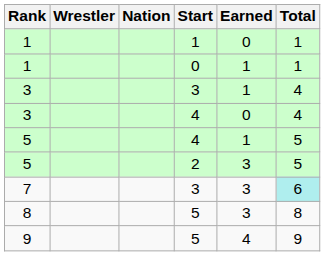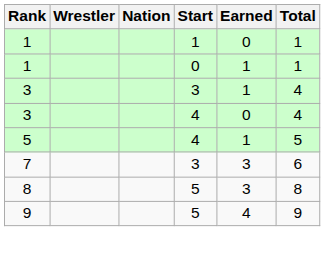- row: (27, 164)
(298, 189) paleturquoise background -> (298, 164) no background
